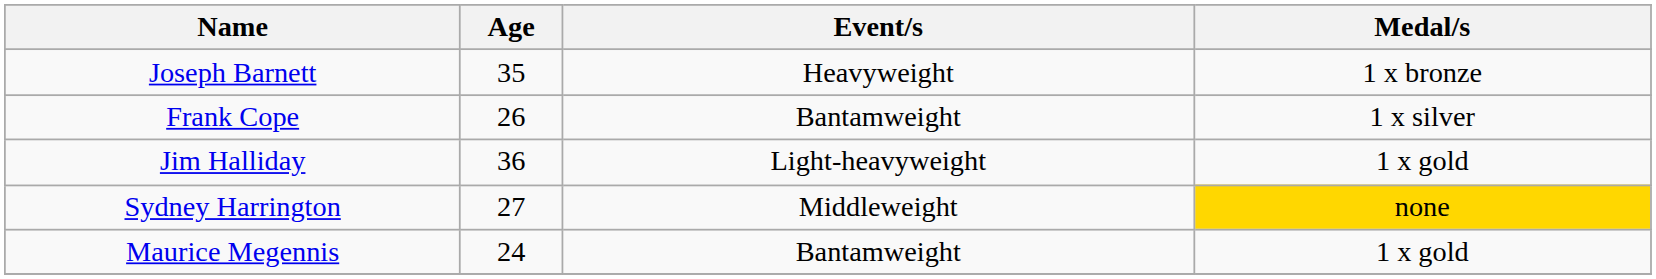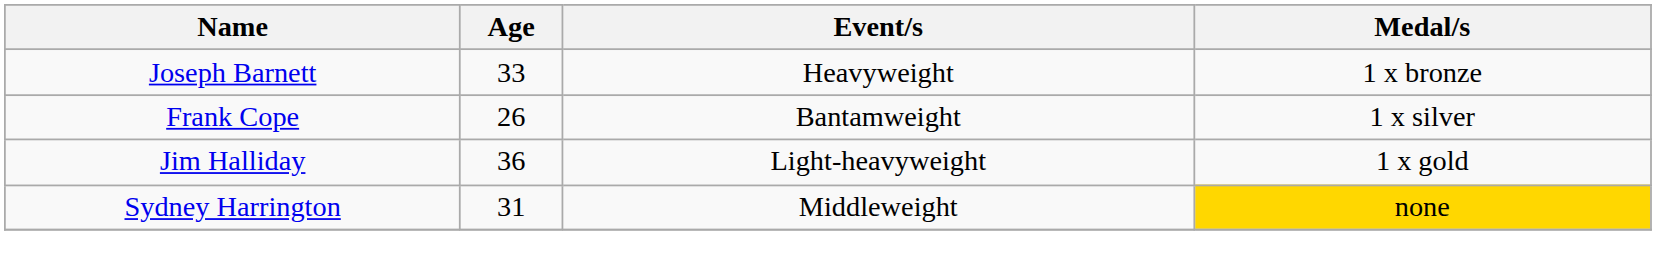(511, 71) 35 -> (511, 71) 33
(511, 206) 27 -> (511, 206) 31
- row: (233, 251)
